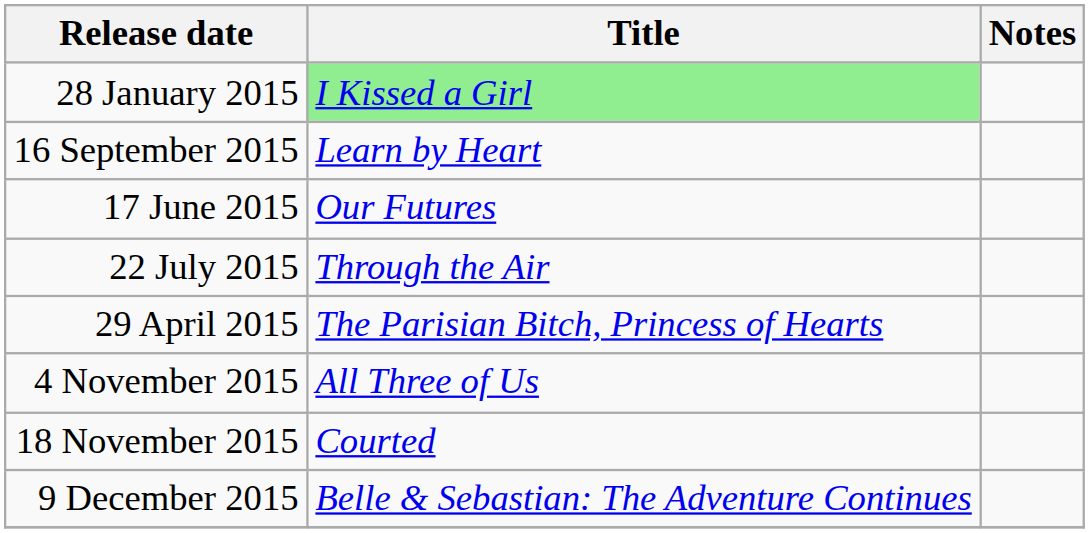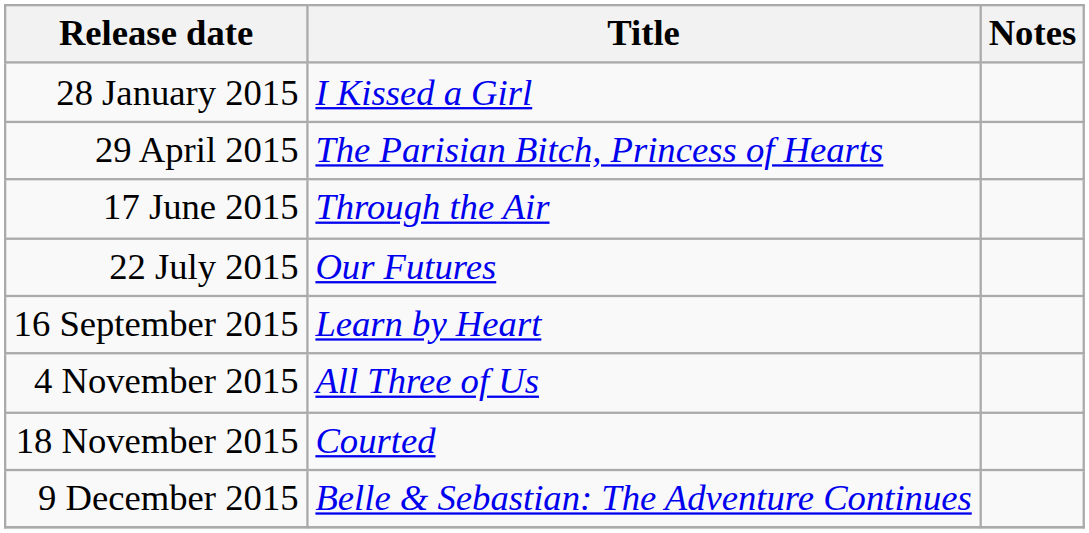(424, 91) lightgreen background -> (424, 91) no background
rows swapped: (197, 324) <-> (156, 149)
(406, 207) Our Futures -> (432, 207) Through the Air
(432, 265) Through the Air -> (406, 265) Our Futures
